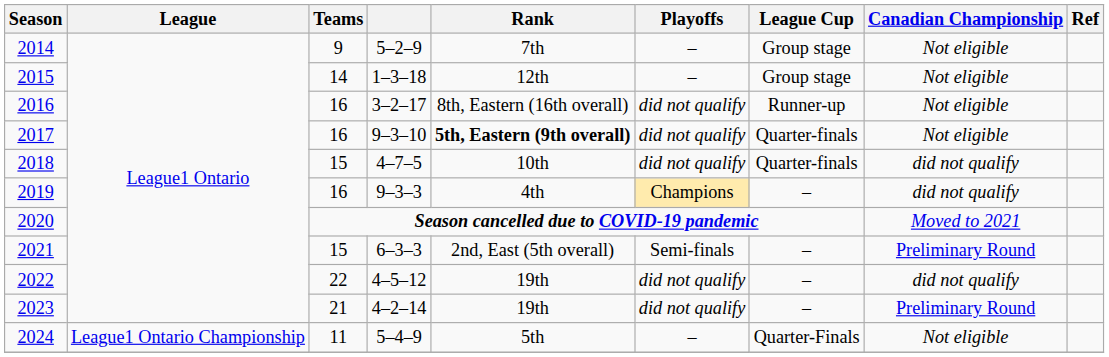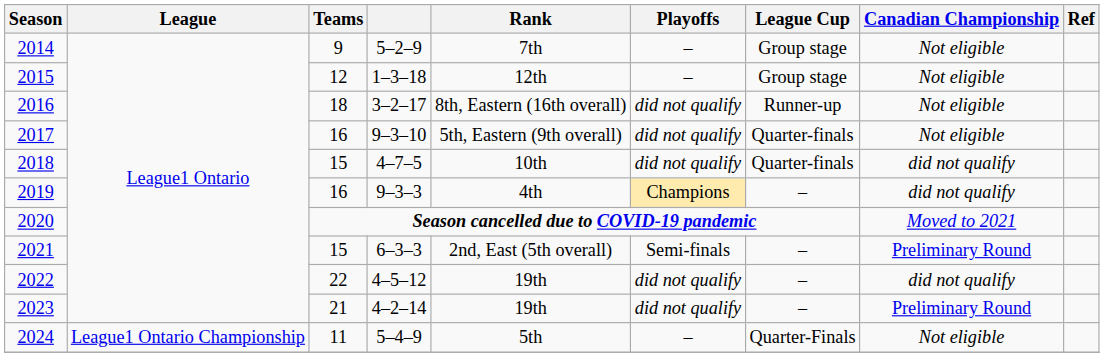(338, 76) 14 -> (338, 76) 12
(338, 105) 16 -> (338, 105) 18
(533, 134) bold -> (531, 134) normal
